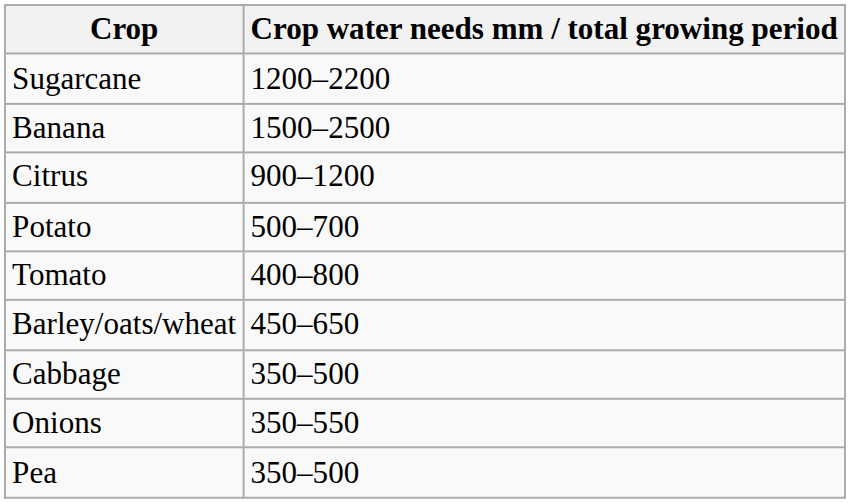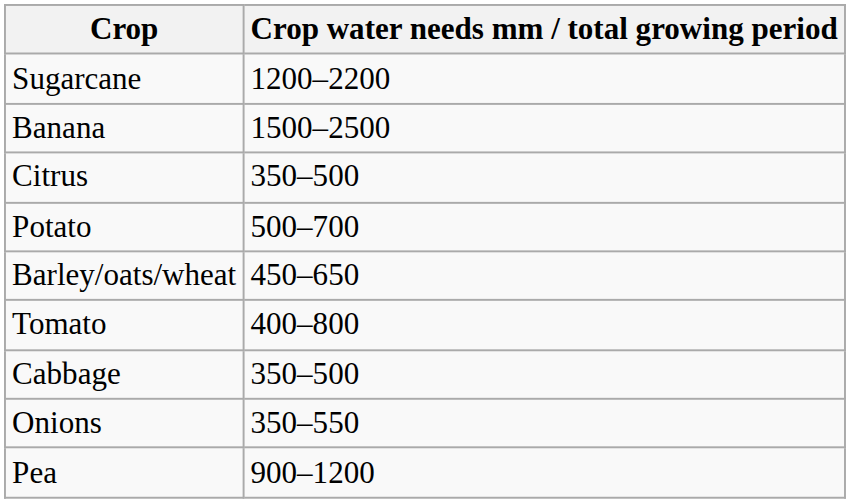(313, 176) 900–1200 -> (305, 176) 350–500
rows swapped: (59, 275) <-> (124, 324)
(305, 472) 350–500 -> (313, 472) 900–1200
